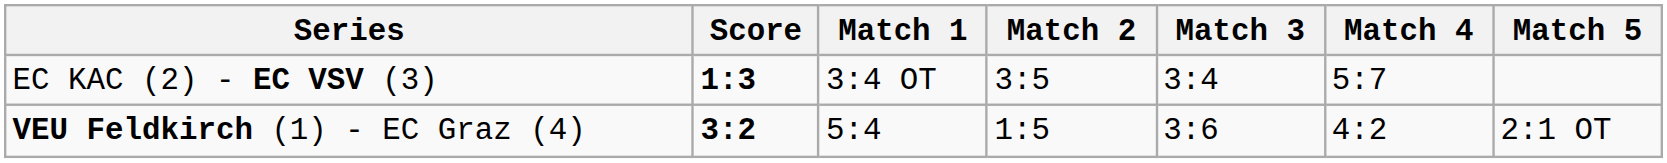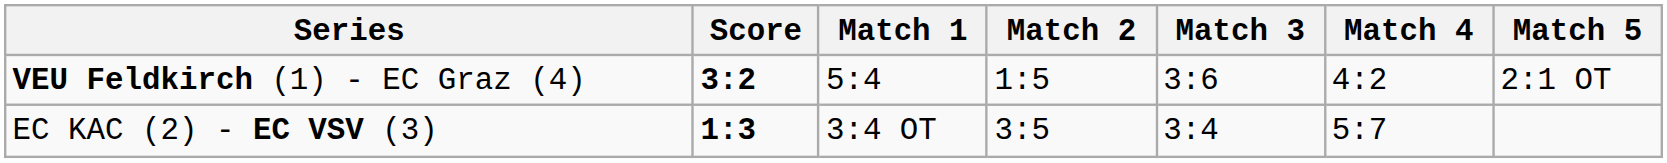rows swapped: (299, 131) <-> (225, 81)
